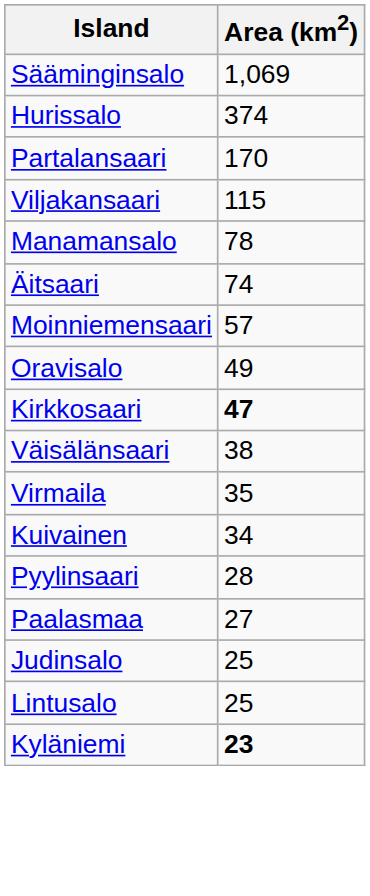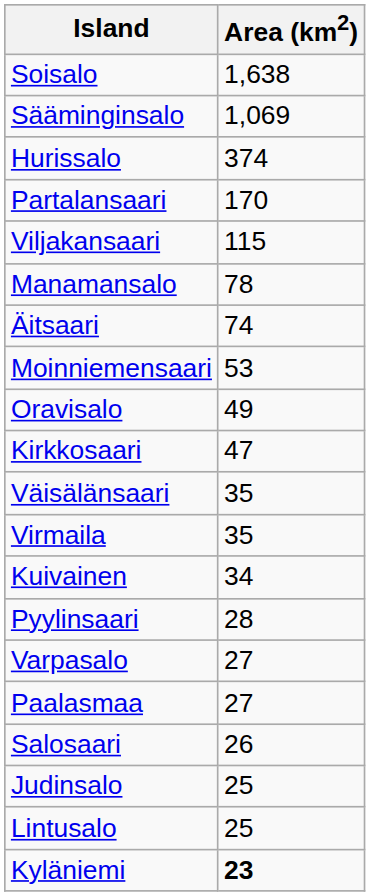+ row: (54, 74)
(239, 325) 57 -> (239, 367) 53
(239, 409) bold -> (239, 451) normal
(239, 451) 38 -> (239, 493) 35
+ row: (69, 660)
+ row: (66, 744)
